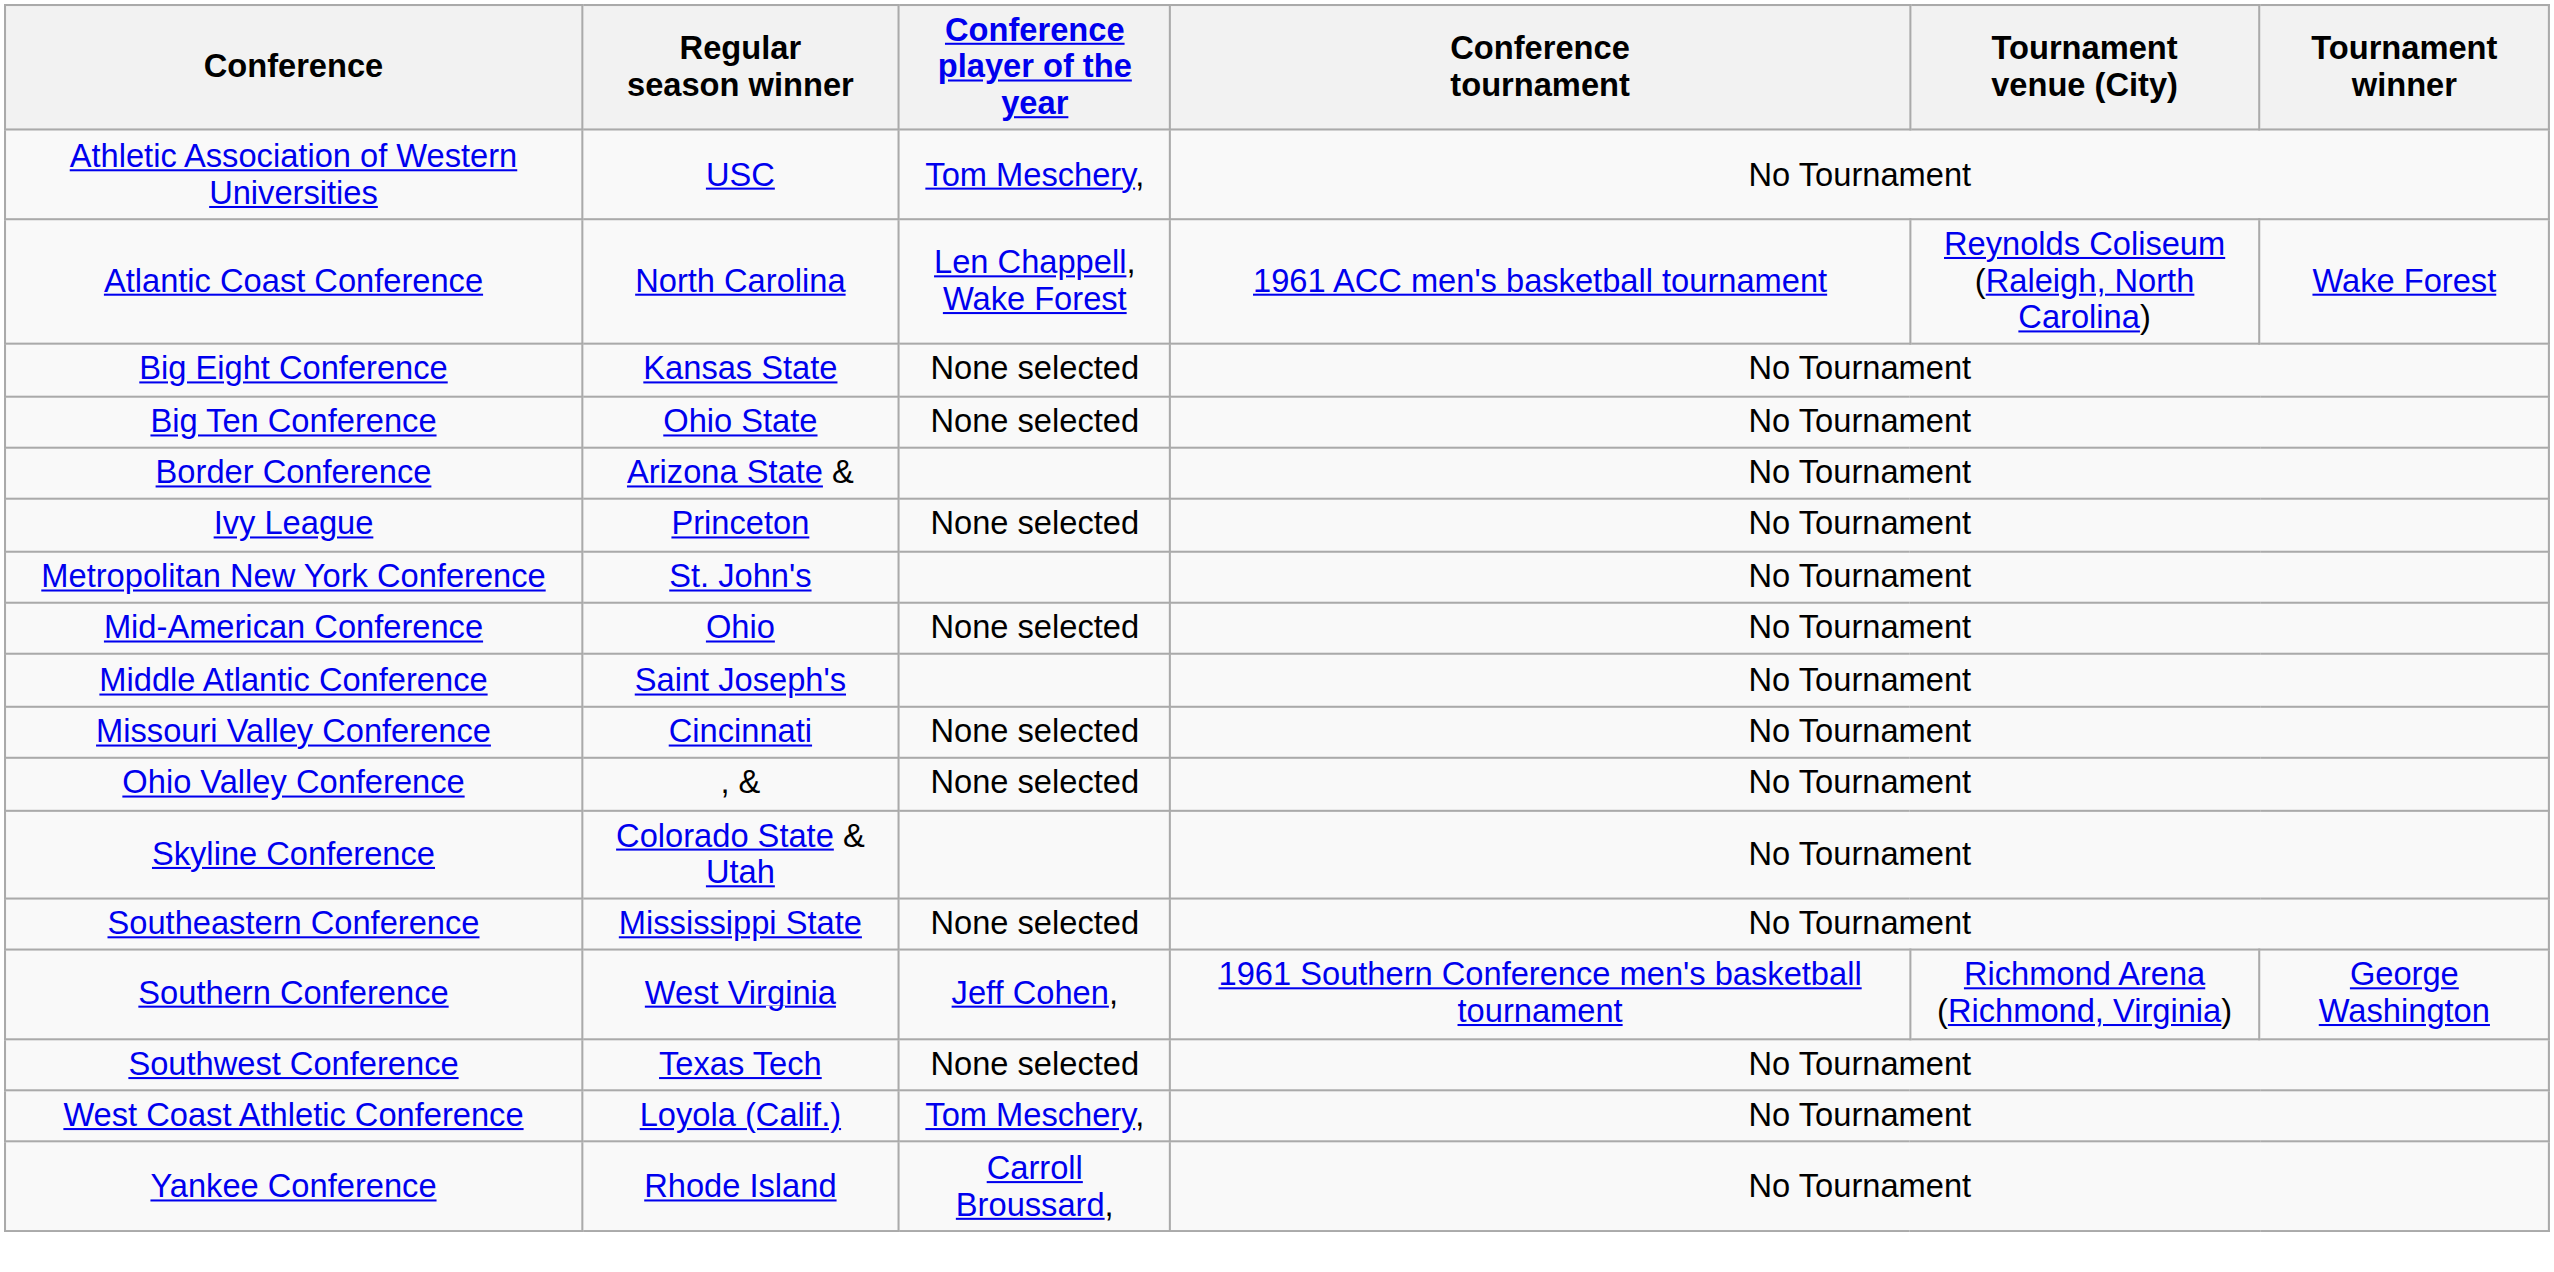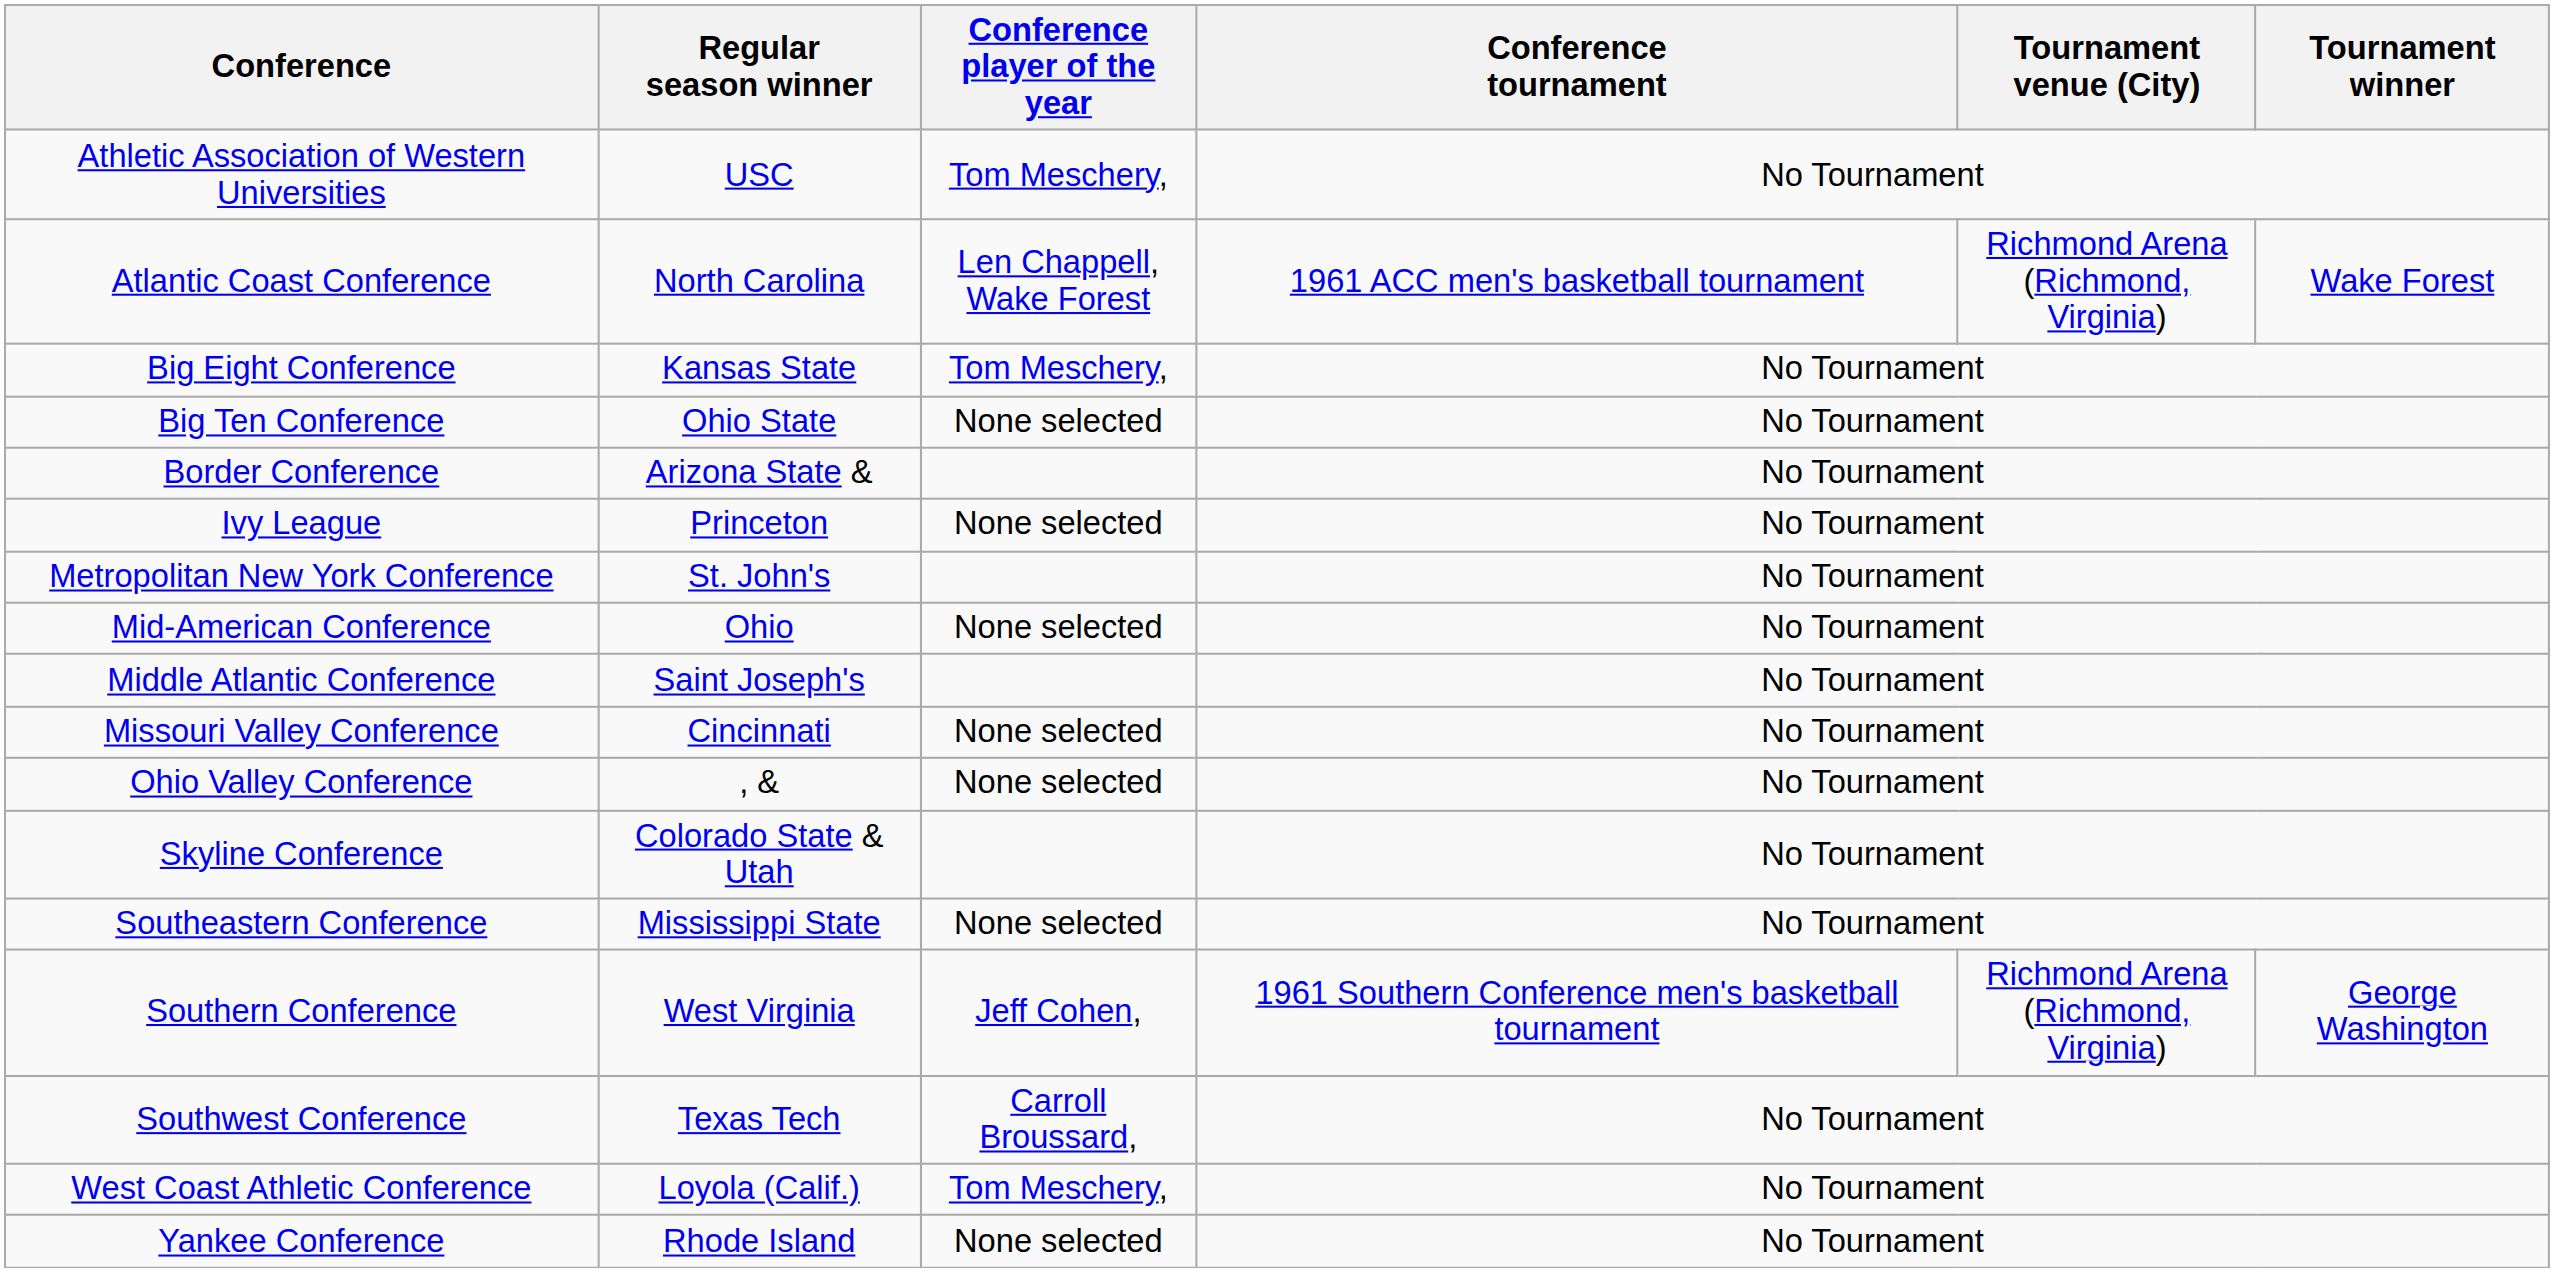(2085, 280) Reynolds Coliseum (Raleigh, North Carolina) -> (2107, 280) Richmond Arena (Richmond, Virginia)
(1035, 369) None selected -> (1058, 369) Tom Meschery,
(1035, 1063) None selected -> (1058, 1118) Carroll Broussard,
(1035, 1185) Carroll Broussard, -> (1058, 1240) None selected
